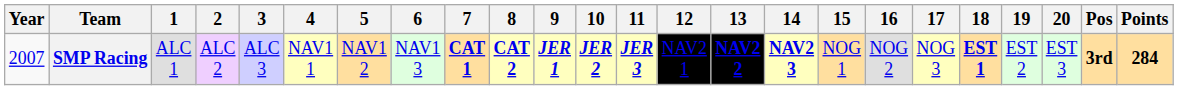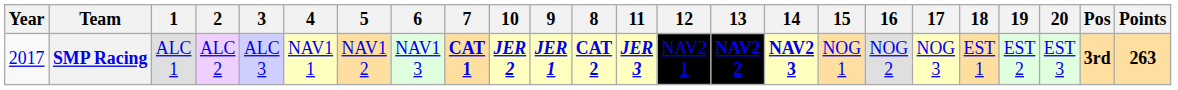columns swapped: (512, 18) <-> (596, 18)
(27, 58) 2007 -> (27, 58) 2017
(980, 58) bold -> (979, 58) normal
(1145, 58) 284 -> (1143, 58) 263
